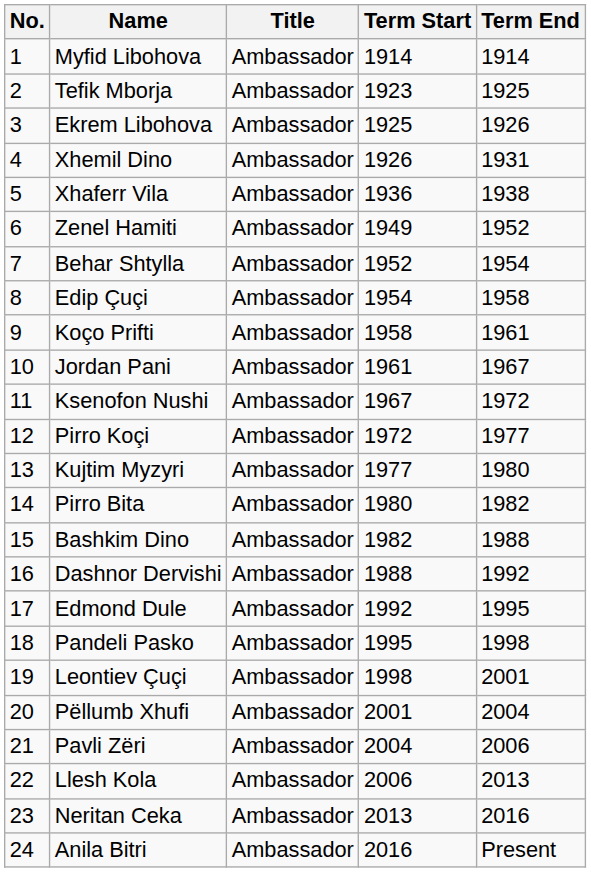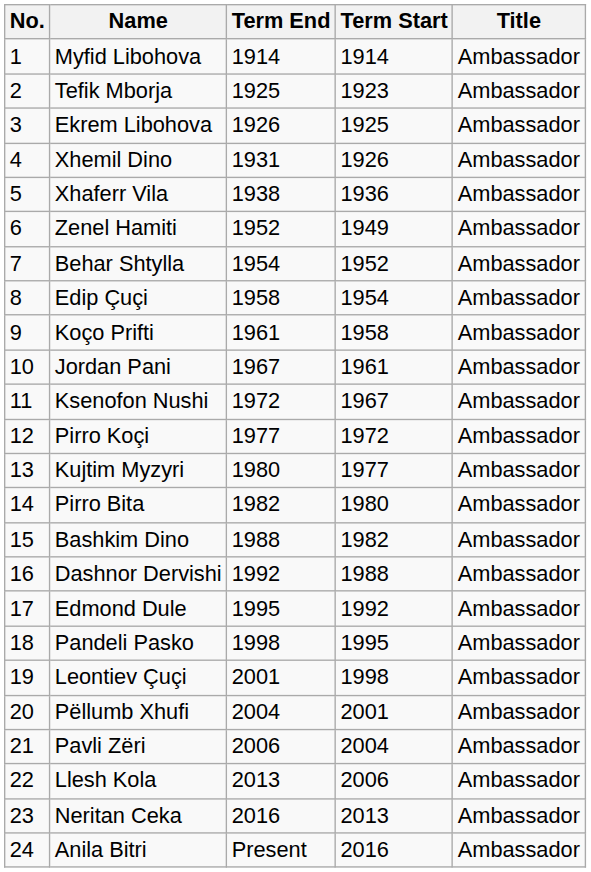columns swapped: (293, 21) <-> (531, 21)
